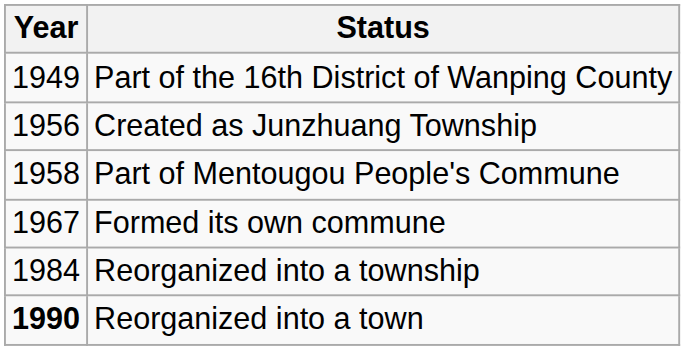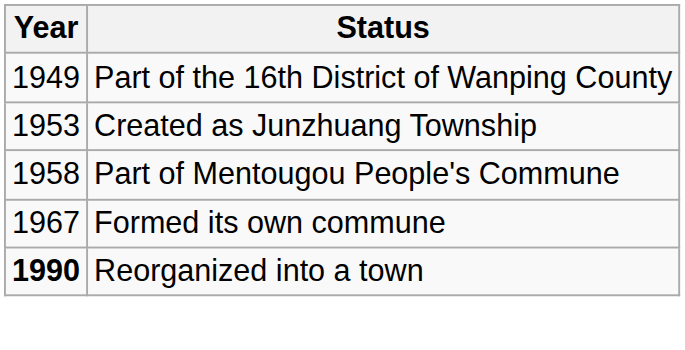(46, 125) 1956 -> (46, 125) 1953
- row: (287, 271)
